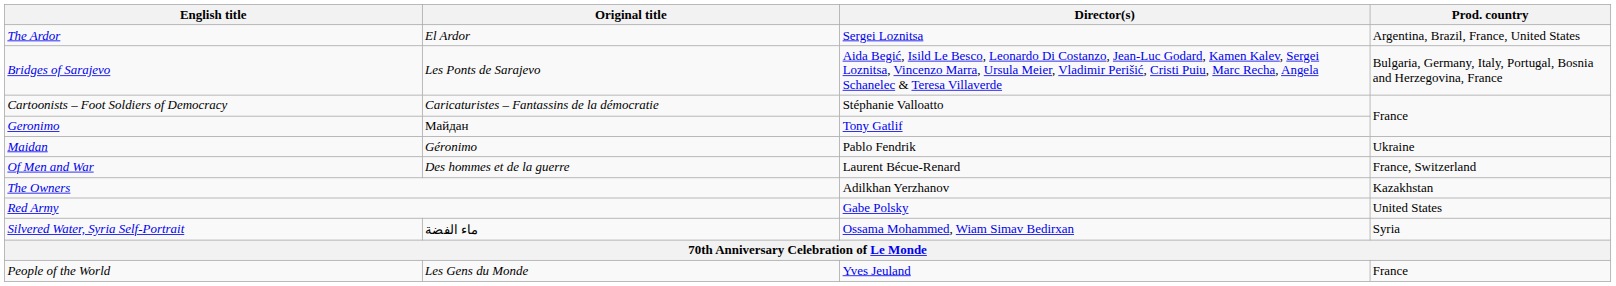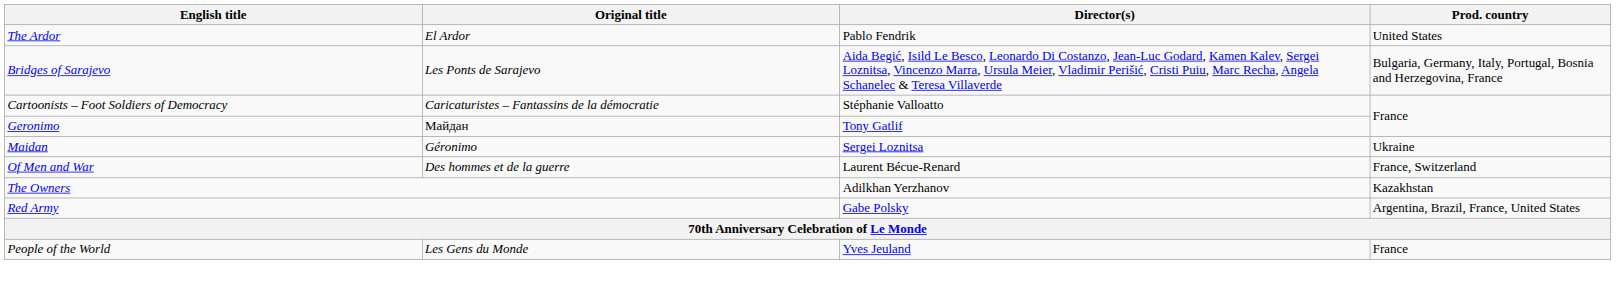(883, 35) Sergei Loznitsa -> (879, 35) Pablo Fendrik
(1476, 35) Argentina, Brazil, France, United States -> (1407, 35) United States
(879, 146) Pablo Fendrik -> (883, 146) Sergei Loznitsa
(1407, 208) United States -> (1476, 208) Argentina, Brazil, France, United States
- row: (96, 229)
